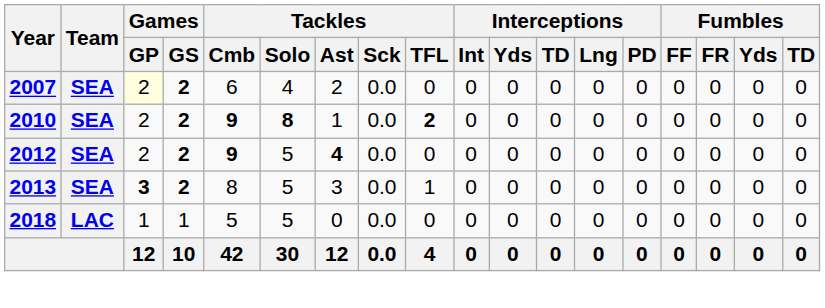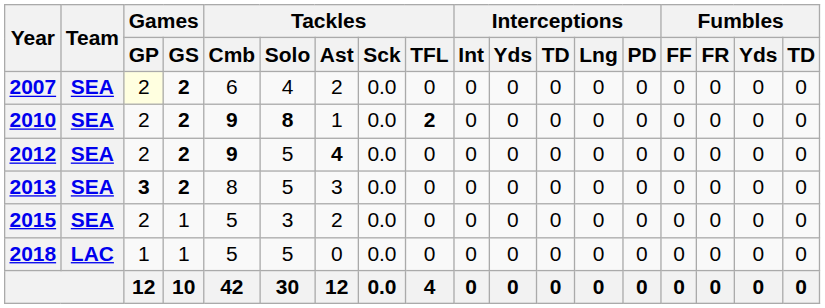(429, 187) 1 -> (429, 187) 0
+ row: (33, 220)
